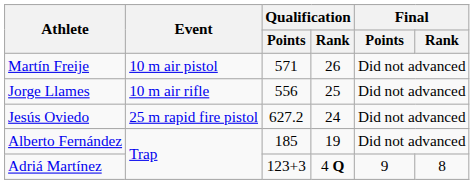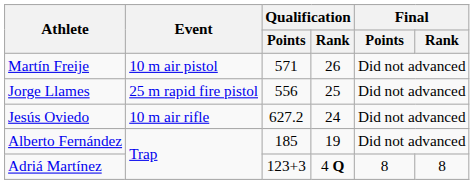(169, 91) 10 m air rifle -> (194, 91) 25 m rapid fire pistol
(194, 116) 25 m rapid fire pistol -> (169, 116) 10 m air rifle
(385, 167) 9 -> (385, 167) 8
